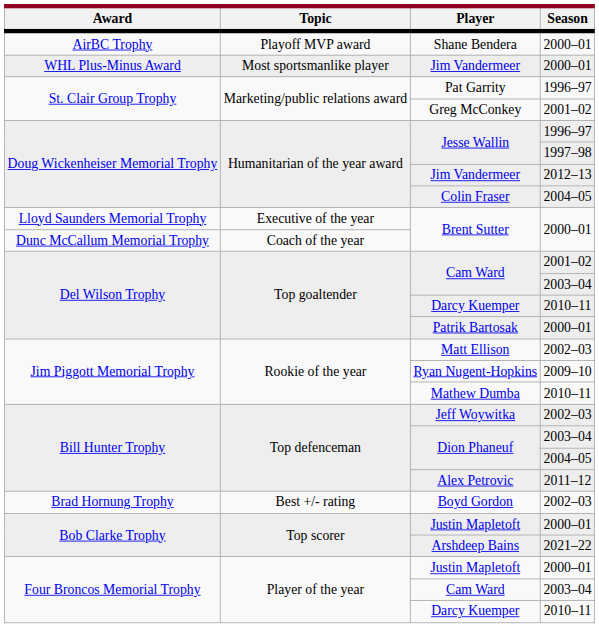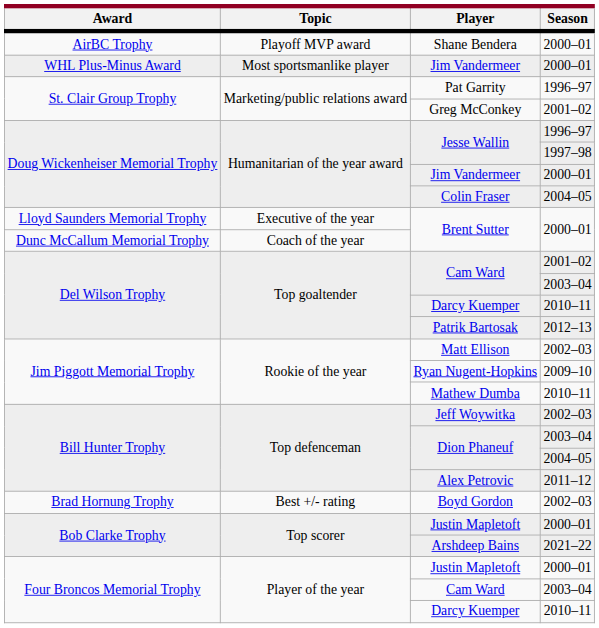(568, 175) 2012–13 -> (568, 175) 2000–01
(568, 327) 2000–01 -> (568, 327) 2012–13
